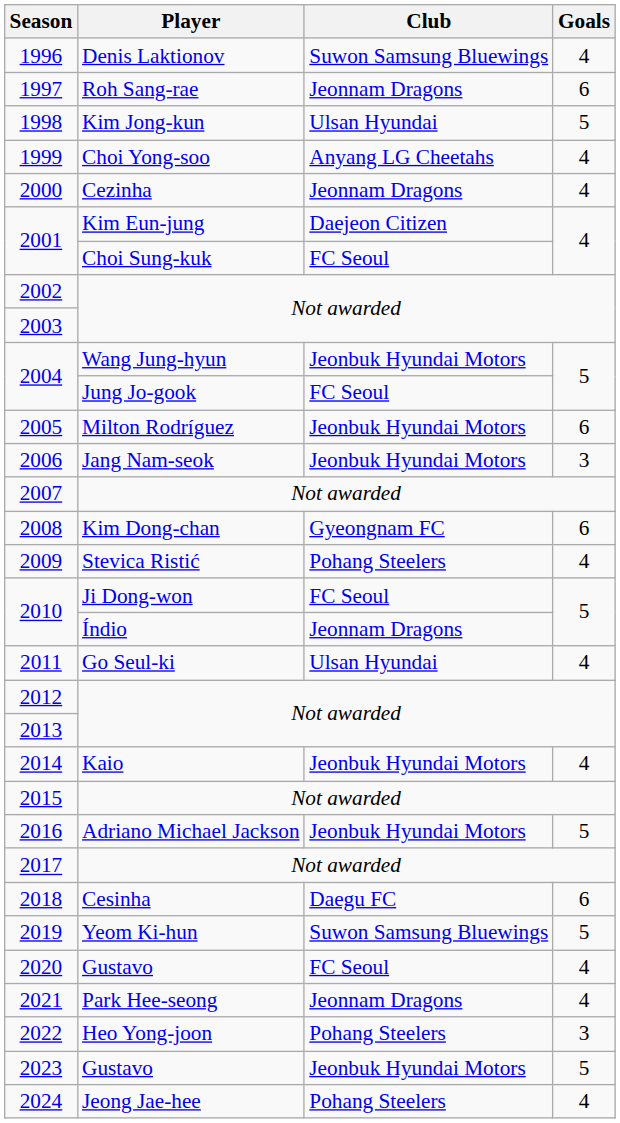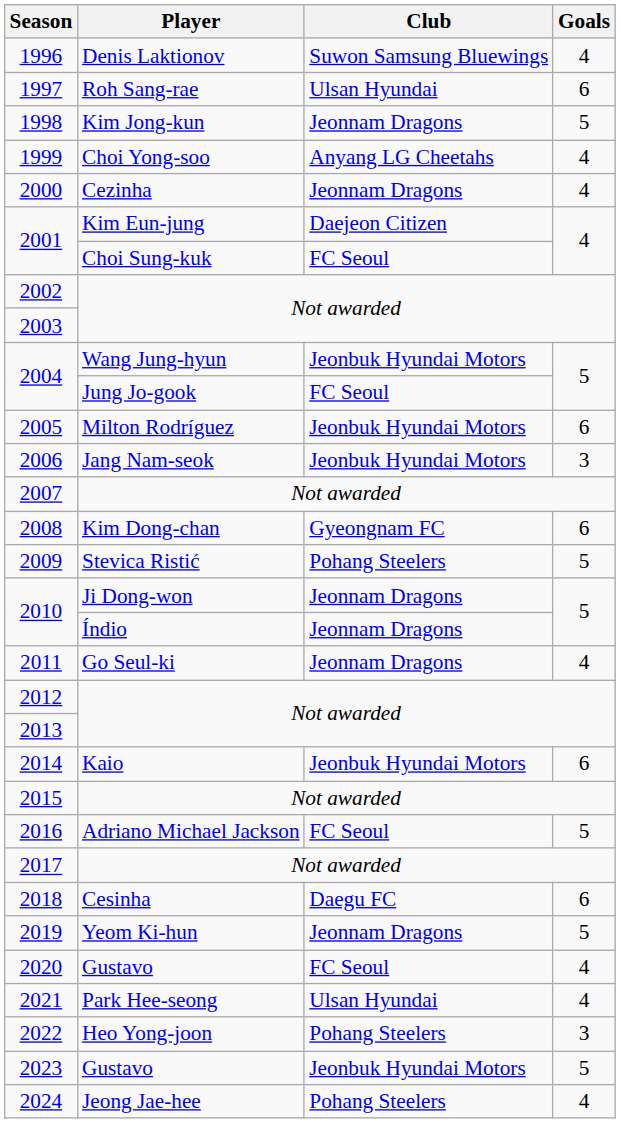(386, 88) Jeonnam Dragons -> (373, 88) Ulsan Hyundai
(373, 122) Ulsan Hyundai -> (386, 122) Jeonnam Dragons
(584, 561) 4 -> (584, 561) 5
(349, 595) FC Seoul -> (386, 595) Jeonnam Dragons
(373, 662) Ulsan Hyundai -> (386, 662) Jeonnam Dragons
(584, 763) 4 -> (584, 763) 6
(418, 831) Jeonbuk Hyundai Motors -> (349, 831) FC Seoul
(429, 932) Suwon Samsung Bluewings -> (386, 932) Jeonnam Dragons
(386, 1000) Jeonnam Dragons -> (373, 1000) Ulsan Hyundai
